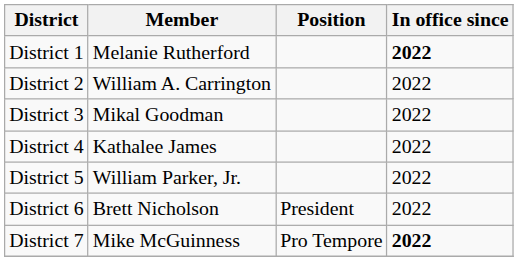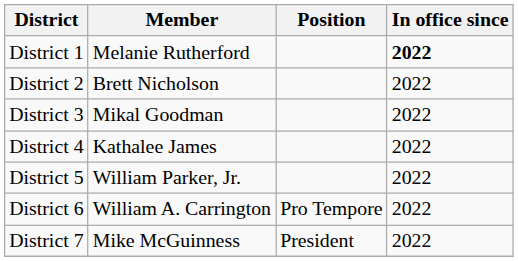(182, 83) William A. Carrington -> (156, 83) Brett Nicholson
(156, 209) Brett Nicholson -> (182, 209) William A. Carrington
(317, 209) President -> (331, 209) Pro Tempore
(331, 240) Pro Tempore -> (317, 240) President
(412, 240) bold -> (412, 240) normal
